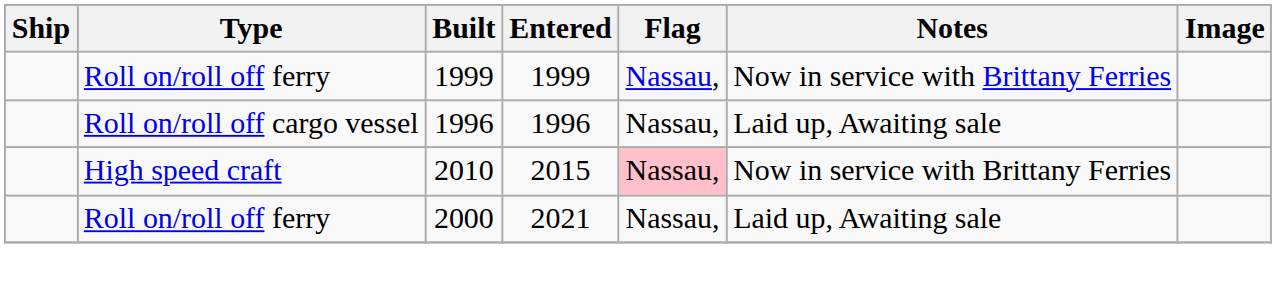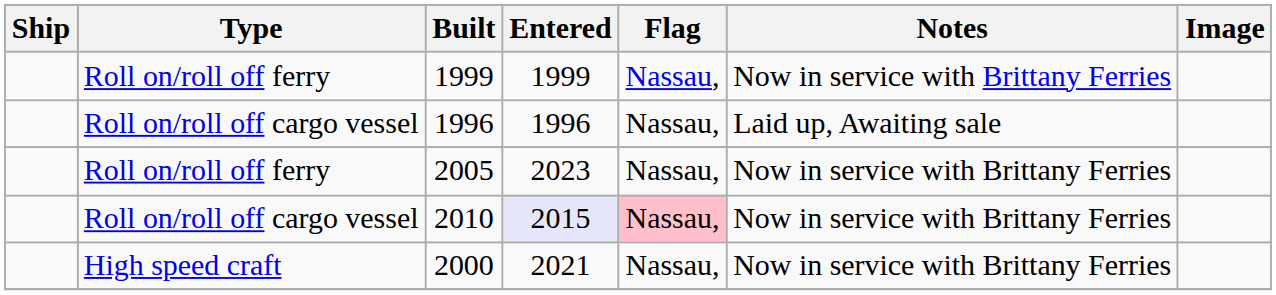+ row: (464, 170)
(183, 170) High speed craft -> (251, 218) Roll on/roll off cargo vessel
(561, 170) no background -> (561, 218) lavender background
(207, 218) Roll on/roll off ferry -> (183, 265) High speed craft
(867, 218) Laid up, Awaiting sale -> (952, 265) Now in service with Brittany Ferries
